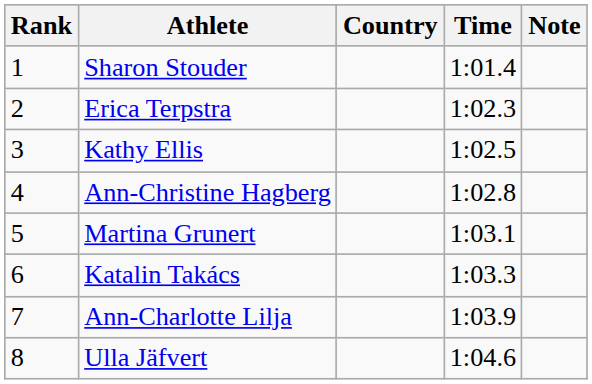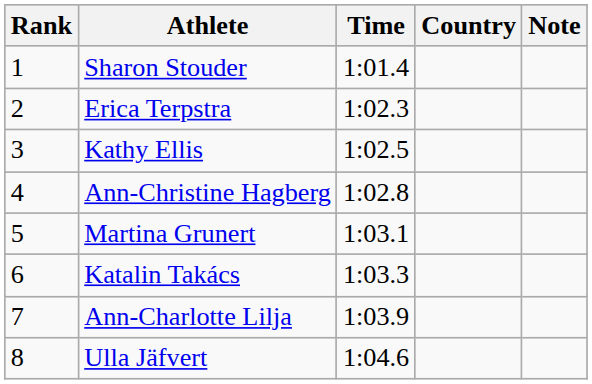columns swapped: (390, 25) <-> (483, 25)
